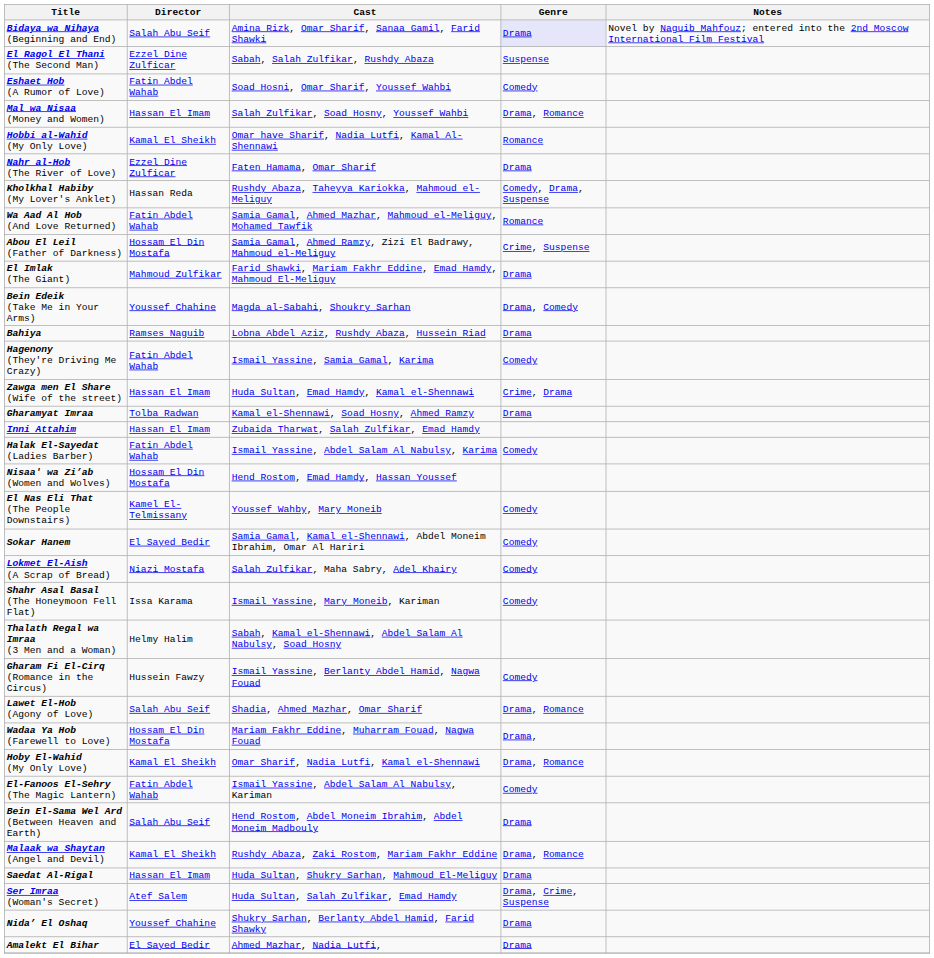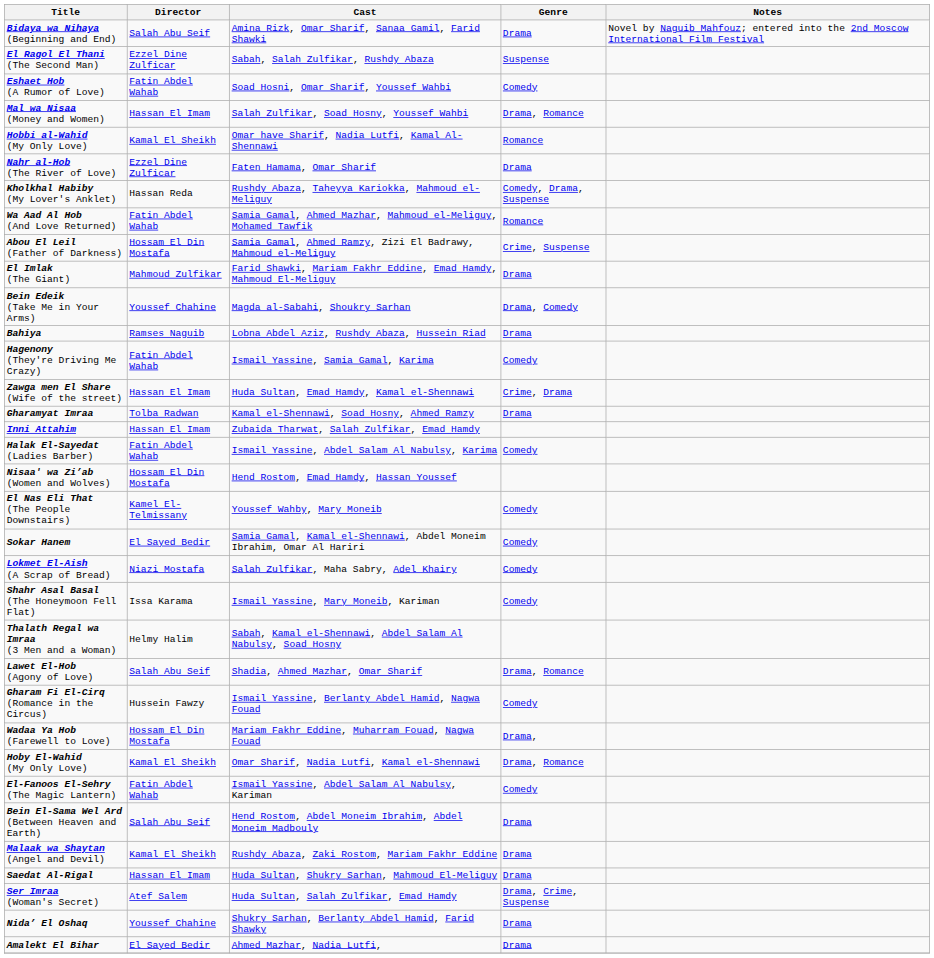(517, 33) lavender background -> (517, 33) no background
rows swapped: (56, 677) <-> (50, 709)
(543, 854) Drama, Romance -> (517, 854) Drama
